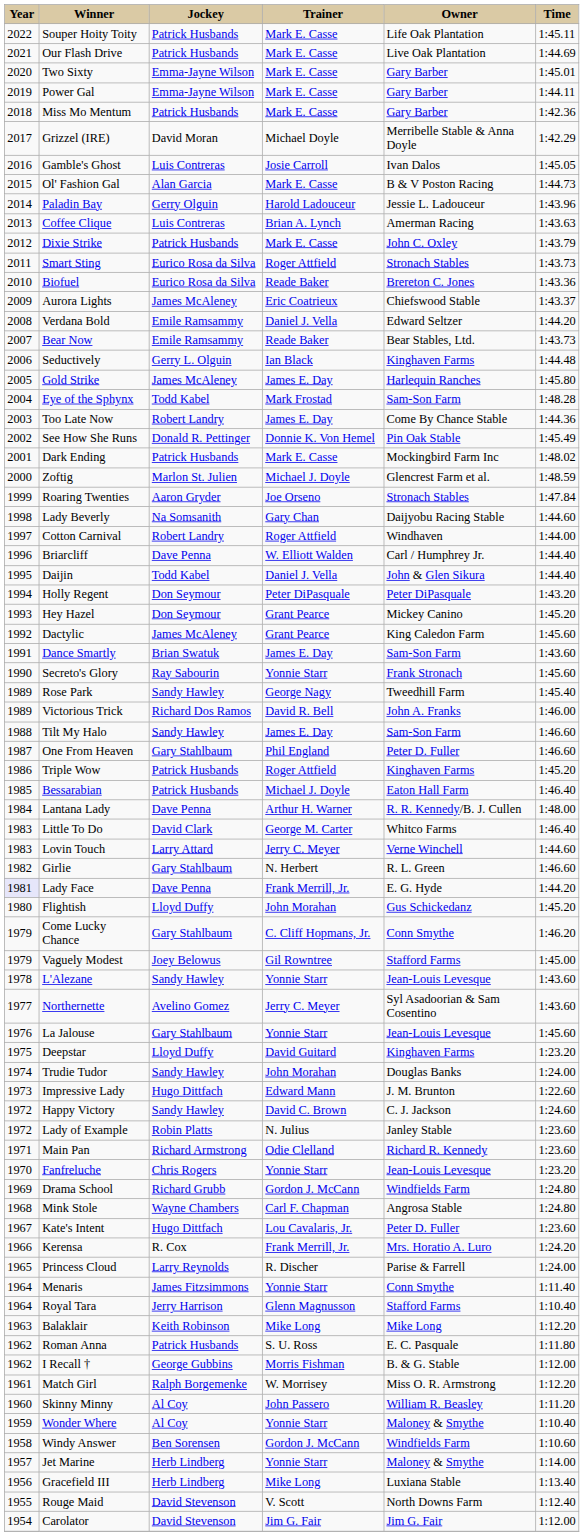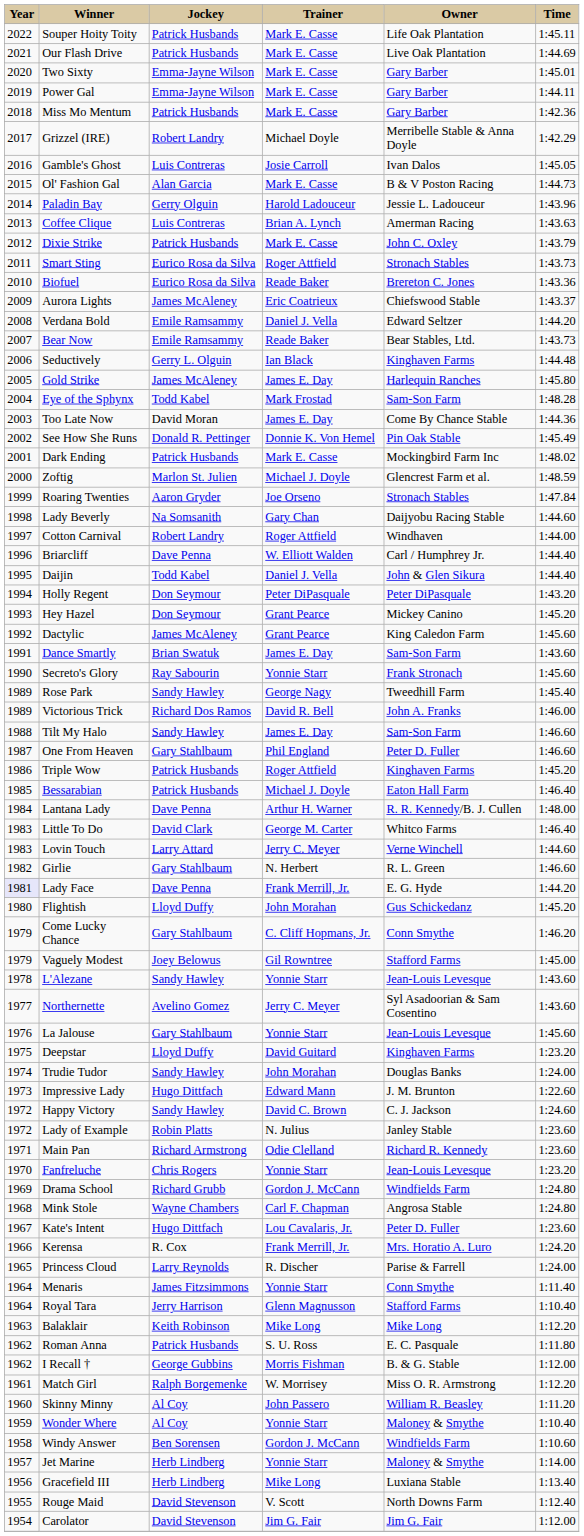(185, 138) David Moran -> (188, 138) Robert Landry
(188, 418) Robert Landry -> (185, 418) David Moran
